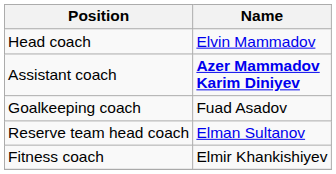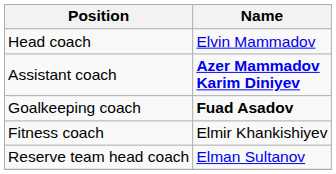(242, 108) normal -> (245, 108) bold
rows swapped: (56, 157) <-> (99, 132)
